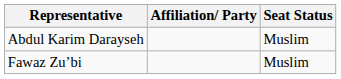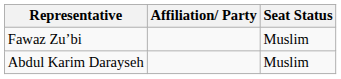rows swapped: (76, 39) <-> (45, 62)
